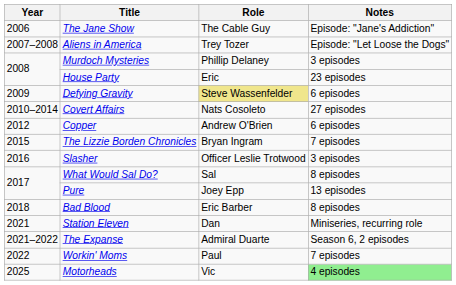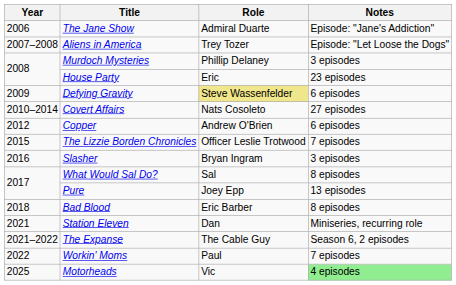(236, 28) The Cable Guy -> (235, 28) Admiral Duarte
(232, 142) Bryan Ingram -> (253, 142) Officer Leslie Trotwood
(253, 158) Officer Leslie Trotwood -> (232, 158) Bryan Ingram
(235, 239) Admiral Duarte -> (236, 239) The Cable Guy
